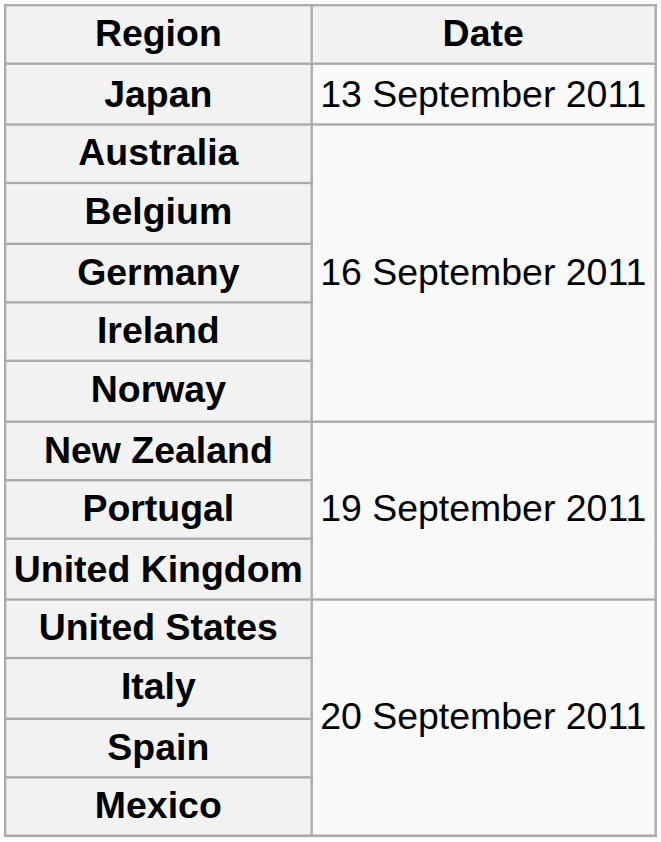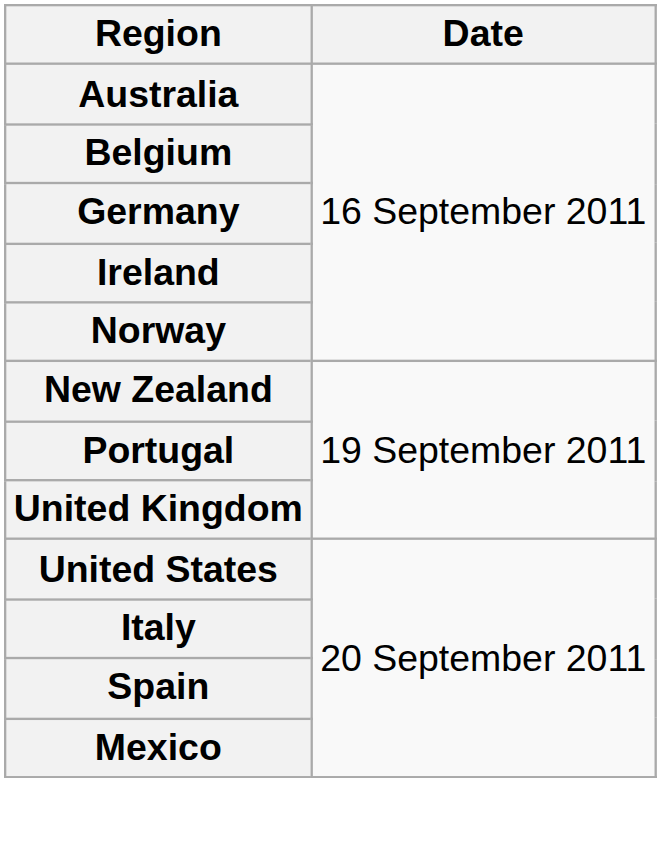- row: (158, 93)
